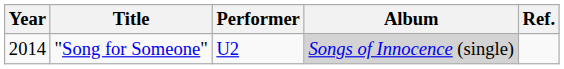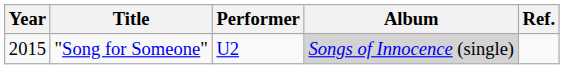(27, 48) 2014 -> (27, 48) 2015
